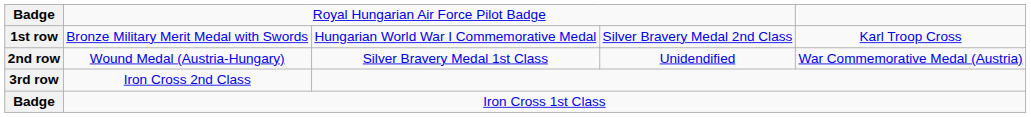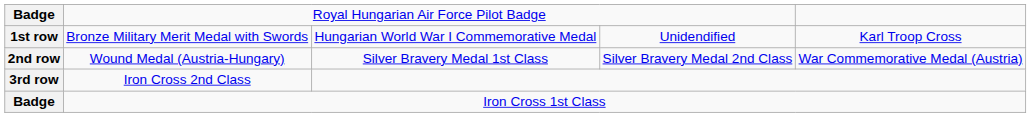(697, 36) Silver Bravery Medal 2nd Class -> (697, 36) Unidendified
(697, 58) Unidendified -> (697, 58) Silver Bravery Medal 2nd Class
